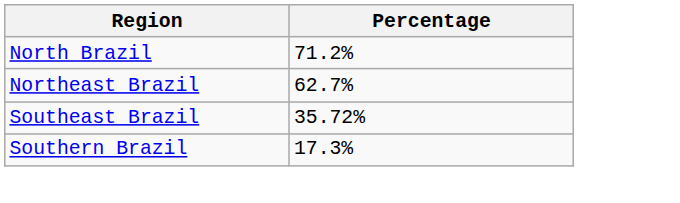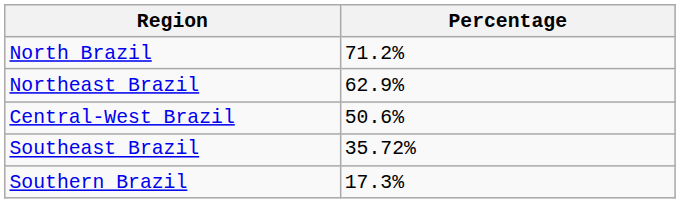(324, 85) 62.7% -> (374, 85) 62.9%
+ row: (122, 117)
